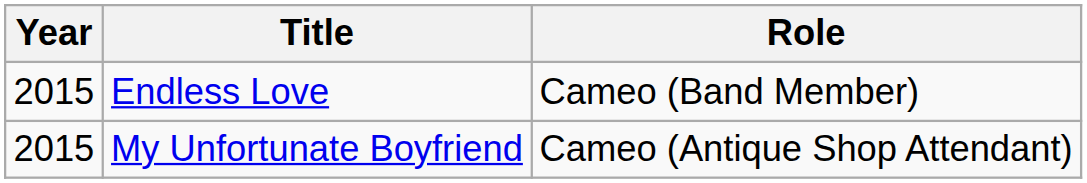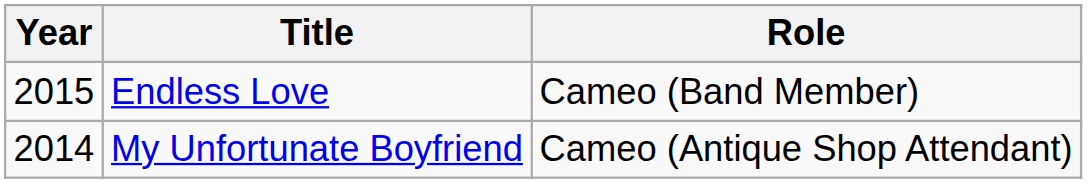(54, 148) 2015 -> (54, 148) 2014
